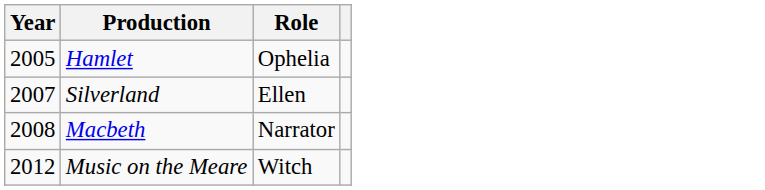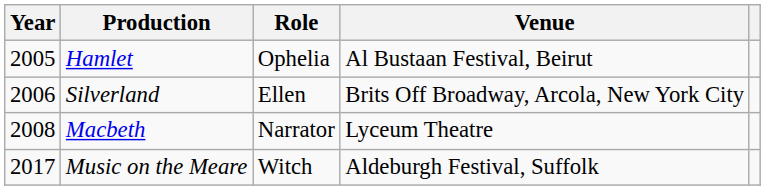+ column: (545, 22)
(33, 94) 2007 -> (33, 94) 2006
(33, 166) 2012 -> (33, 166) 2017
